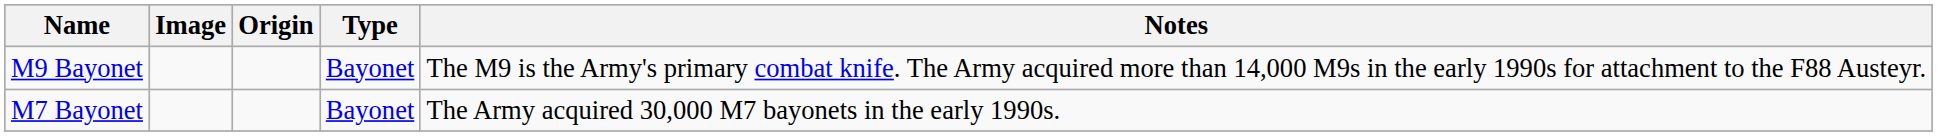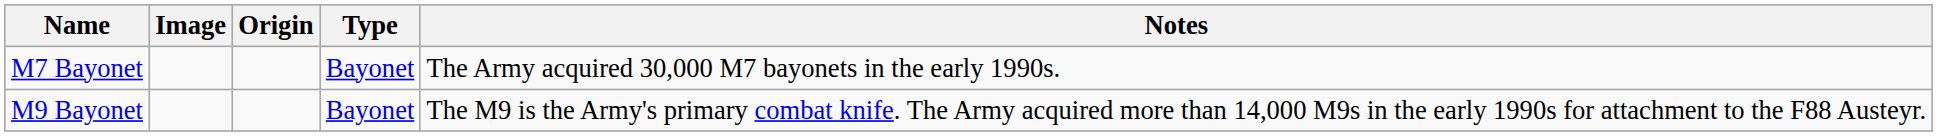rows swapped: (77, 109) <-> (77, 67)
